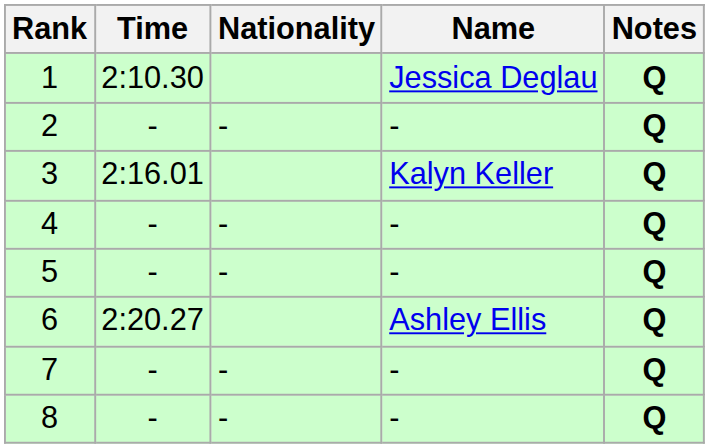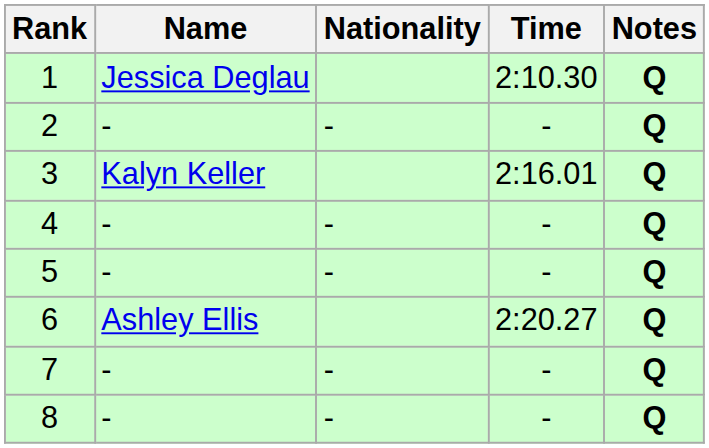columns swapped: (493, 28) <-> (153, 28)
